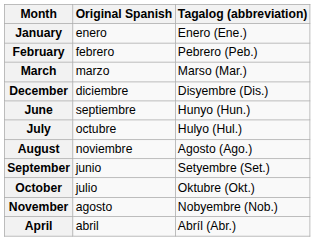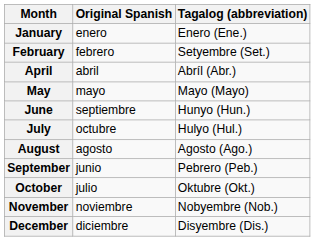(218, 52) Pebrero (Peb.) -> (224, 52) Setyembre (Set.)
- row: (39, 71)
rows swapped: (39, 226) <-> (39, 91)
+ row: (39, 91)
(104, 149) noviembre -> (94, 149) agosto
(224, 168) Setyembre (Set.) -> (218, 168) Pebrero (Peb.)
(94, 206) agosto -> (104, 206) noviembre
